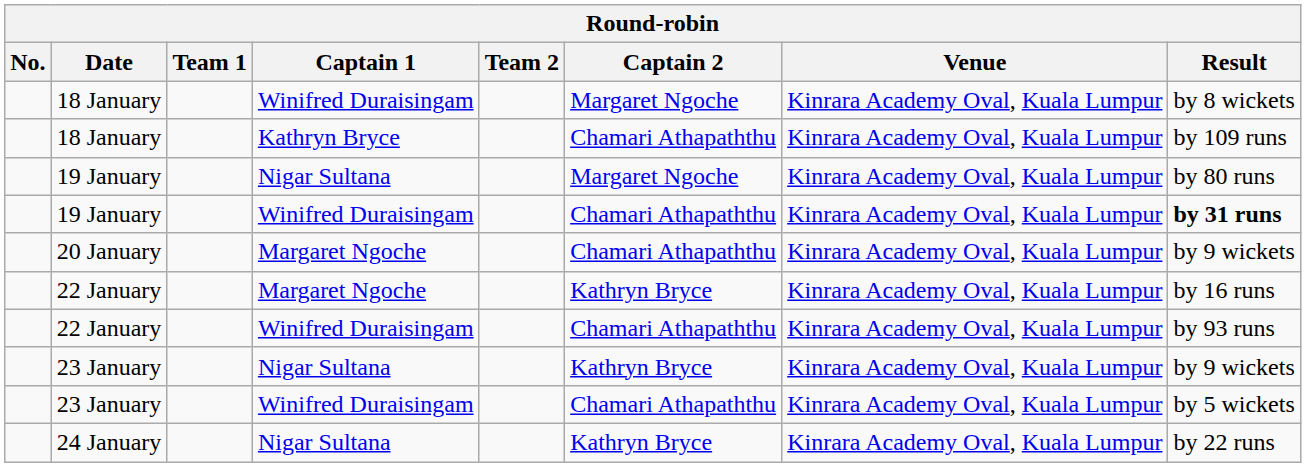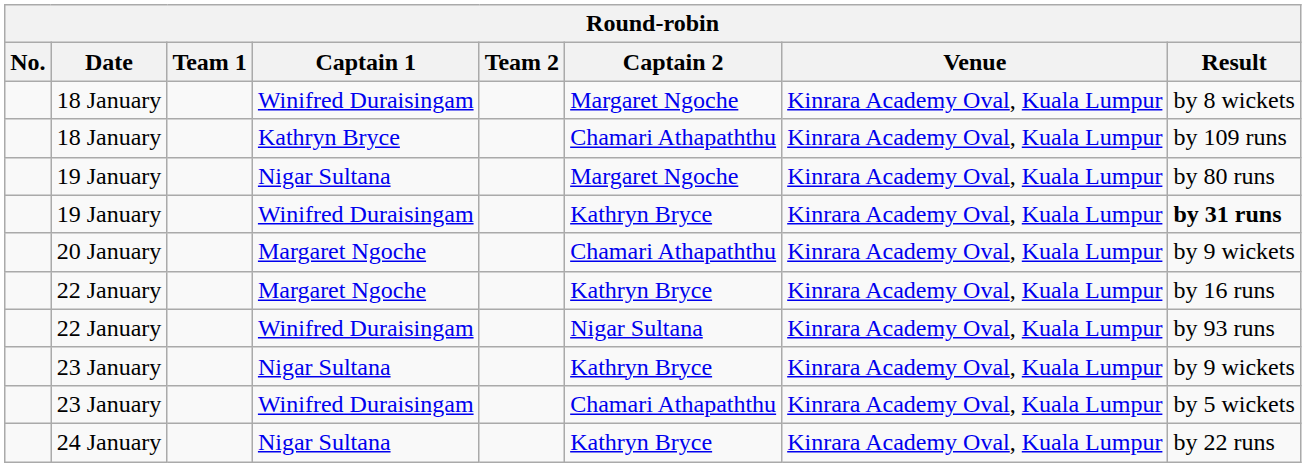(673, 213) Chamari Athapaththu -> (641, 213) Kathryn Bryce
(673, 328) Chamari Athapaththu -> (636, 328) Nigar Sultana
